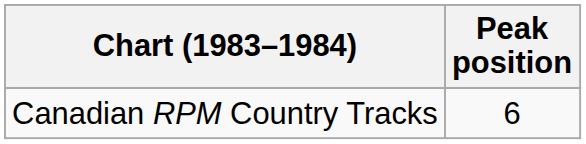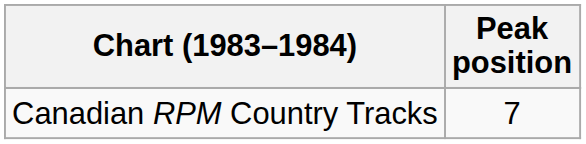(512, 112) 6 -> (512, 112) 7
